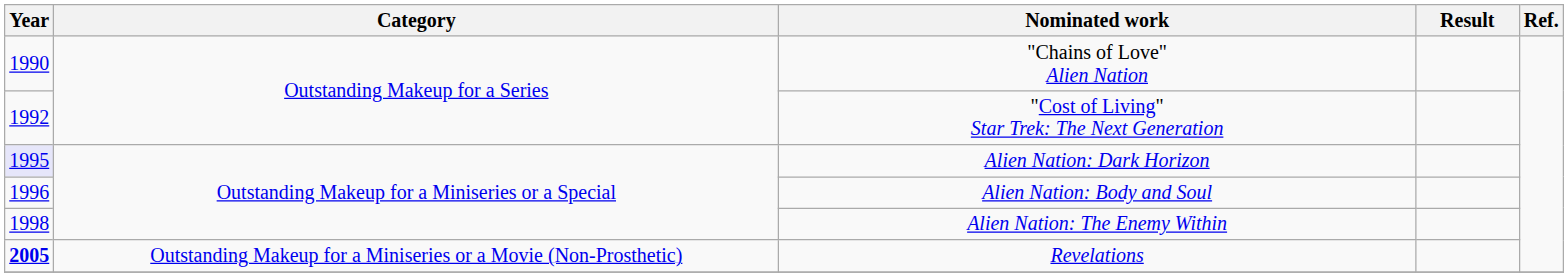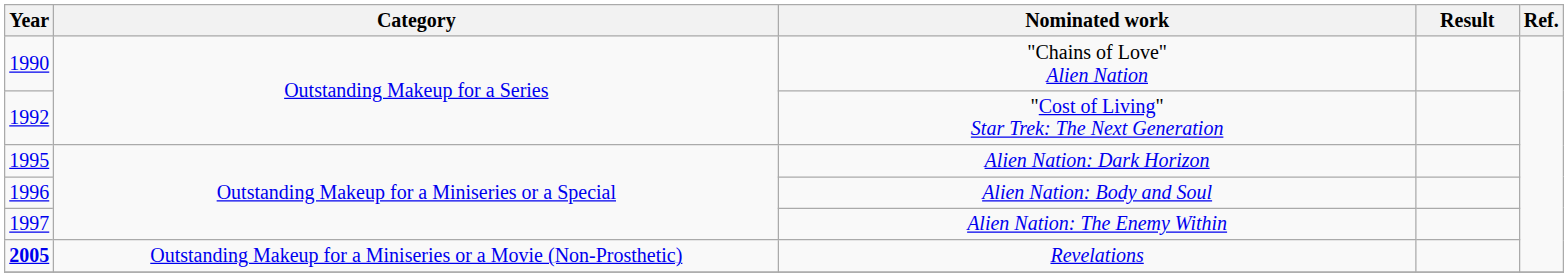(29, 160) lavender background -> (29, 160) no background
(29, 223) 1998 -> (29, 223) 1997
